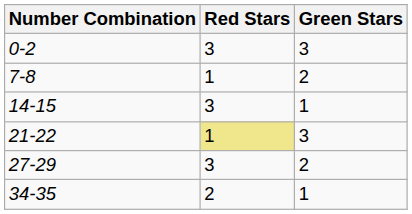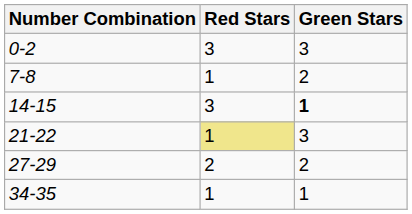(304, 106) normal -> (304, 106) bold
(209, 164) 3 -> (209, 164) 2
(209, 194) 2 -> (209, 194) 1
